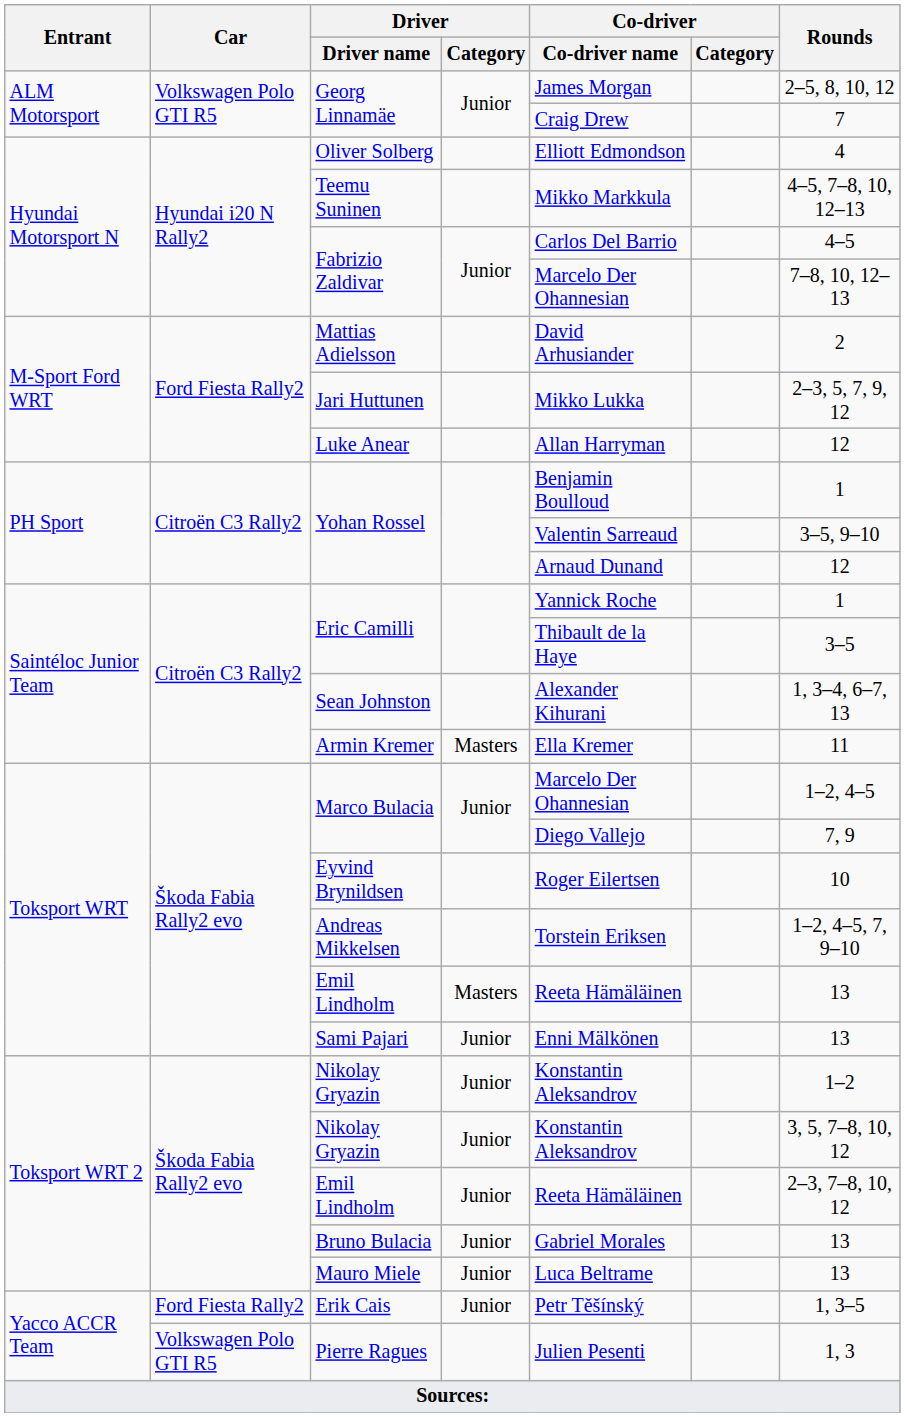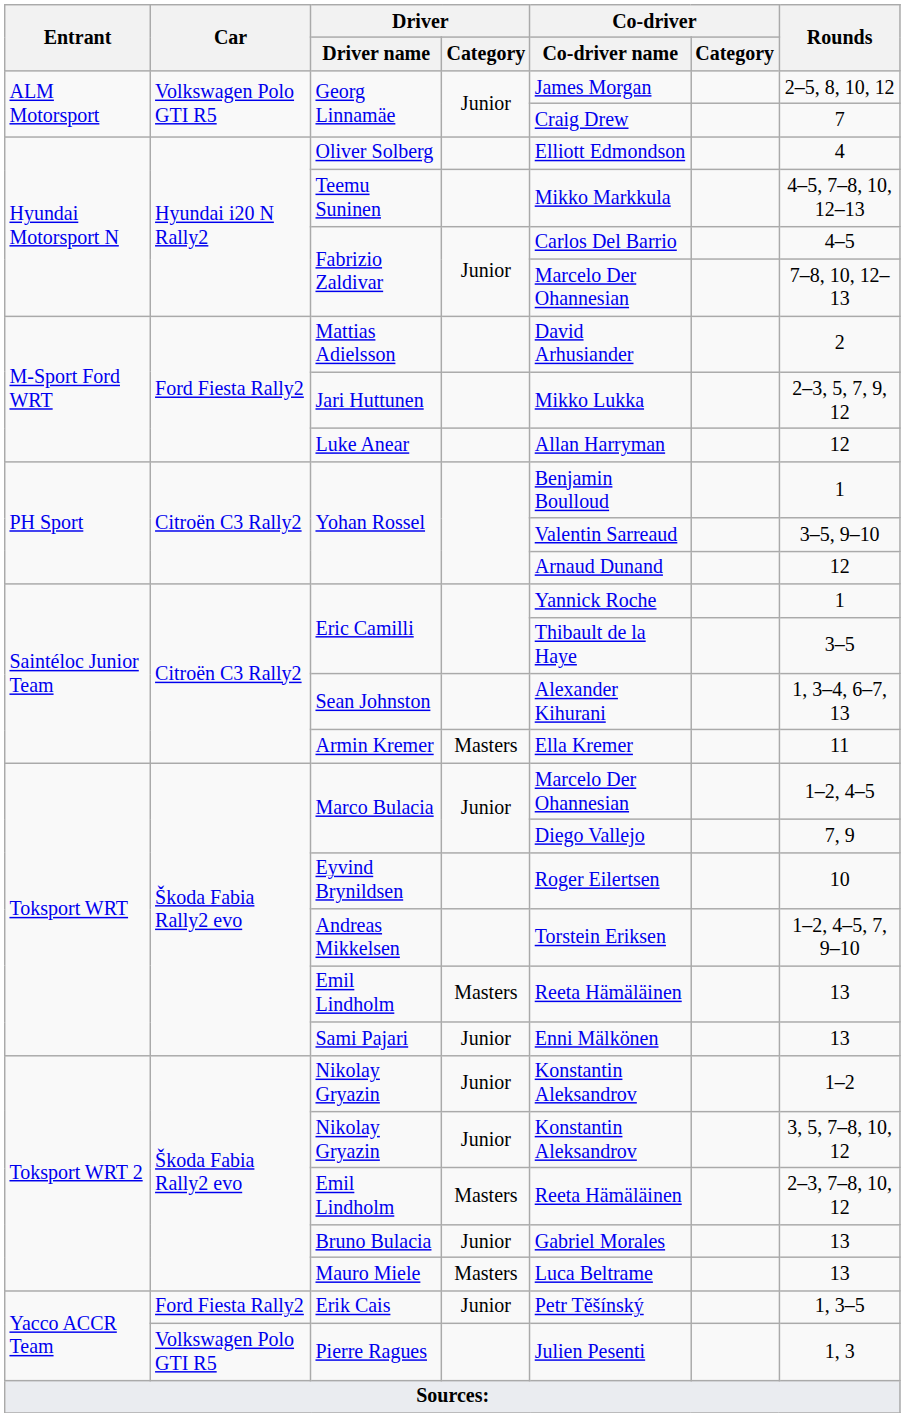(486, 1195) Junior -> (486, 1195) Masters
(486, 1273) Junior -> (486, 1273) Masters
